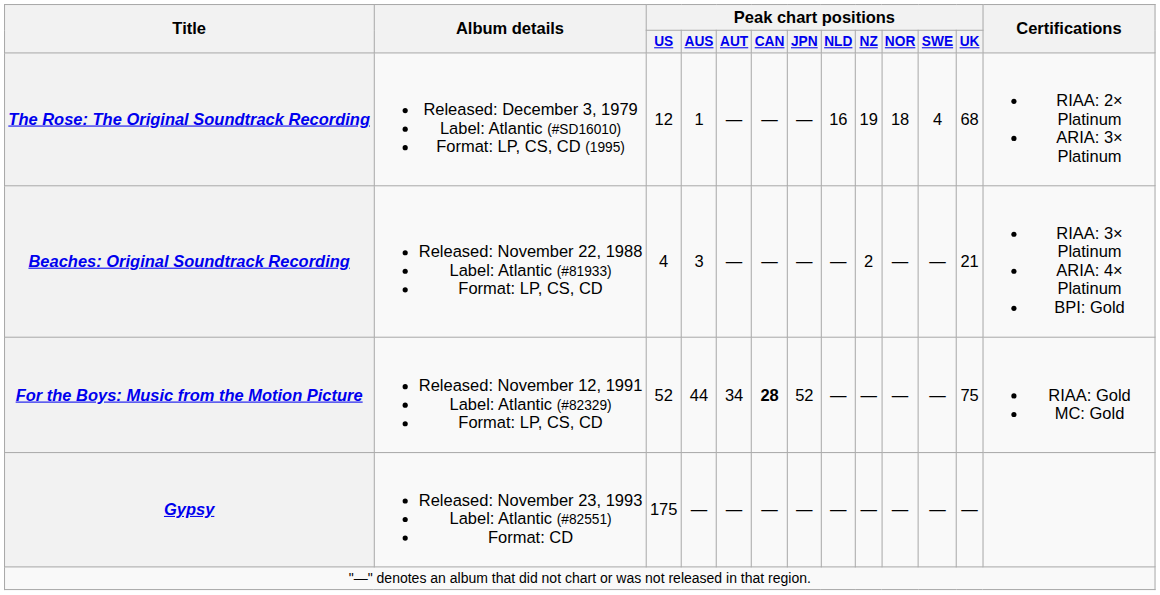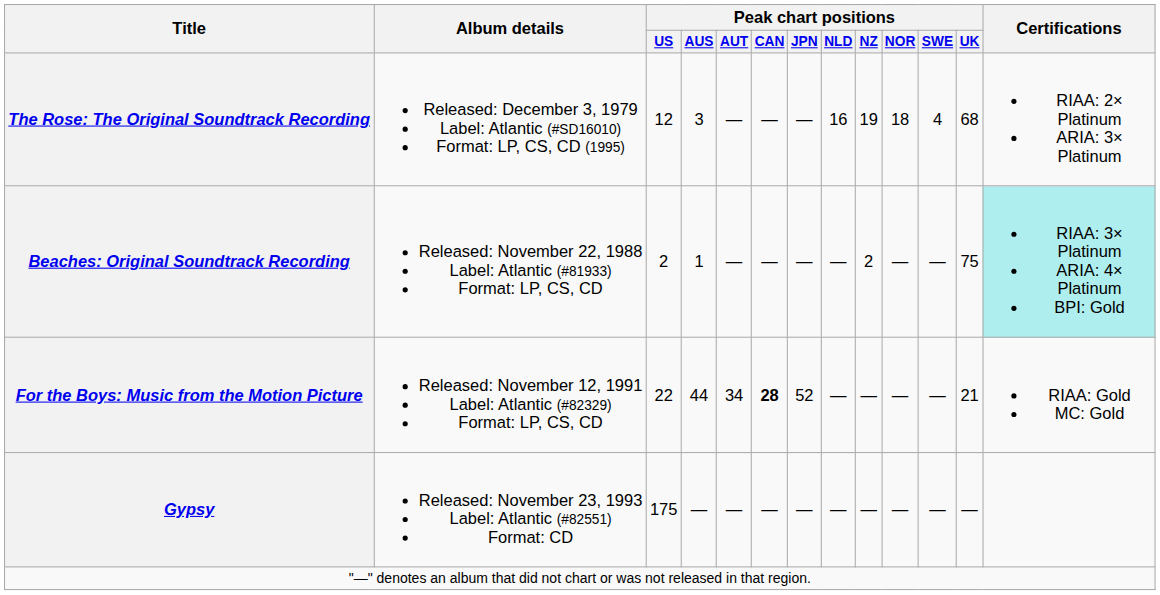(699, 119) 1 -> (699, 119) 3
(664, 261) 4 -> (664, 261) 2
(699, 261) 3 -> (699, 261) 1
(970, 261) 21 -> (970, 261) 75
(1069, 271) no background -> (1069, 271) paleturquoise background
(664, 394) 52 -> (664, 394) 22
(970, 394) 75 -> (970, 394) 21
